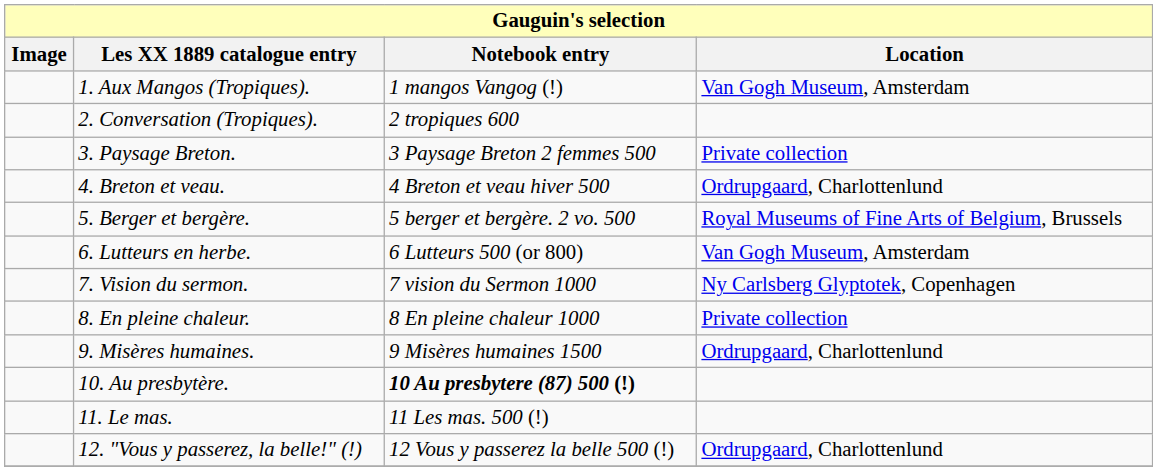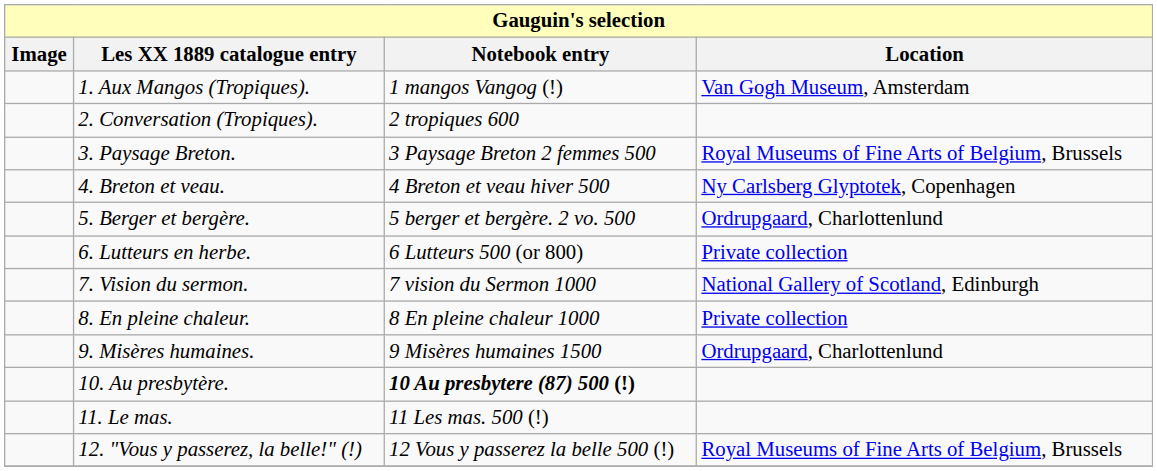(774, 152) Private collection -> (912, 152) Royal Museums of Fine Arts of Belgium, Brussels
(822, 185) Ordrupgaard, Charlottenlund -> (858, 185) Ny Carlsberg Glyptotek, Copenhagen
(912, 218) Royal Museums of Fine Arts of Belgium, Brussels -> (822, 218) Ordrupgaard, Charlottenlund
(835, 251) Van Gogh Museum, Amsterdam -> (774, 251) Private collection
(858, 284) Ny Carlsberg Glyptotek, Copenhagen -> (870, 284) National Gallery of Scotland, Edinburgh
(822, 449) Ordrupgaard, Charlottenlund -> (912, 449) Royal Museums of Fine Arts of Belgium, Brussels
